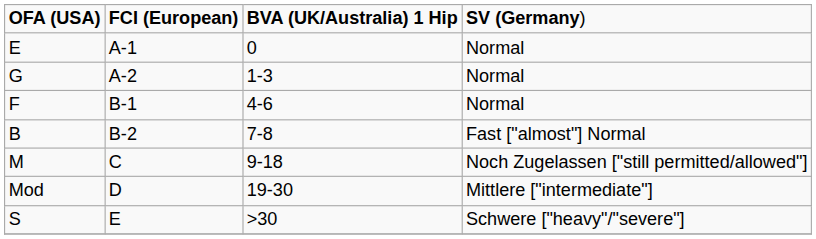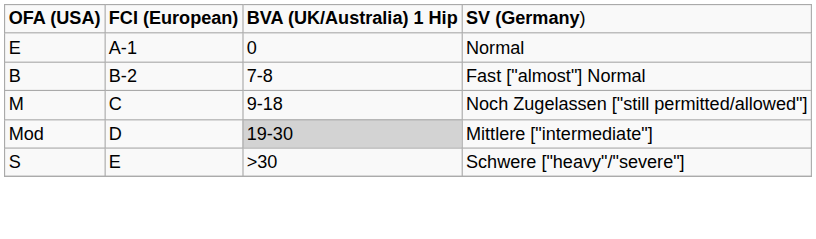- row: (16, 76)
- row: (14, 104)
(270, 190) no background -> (270, 133) lightgrey background
